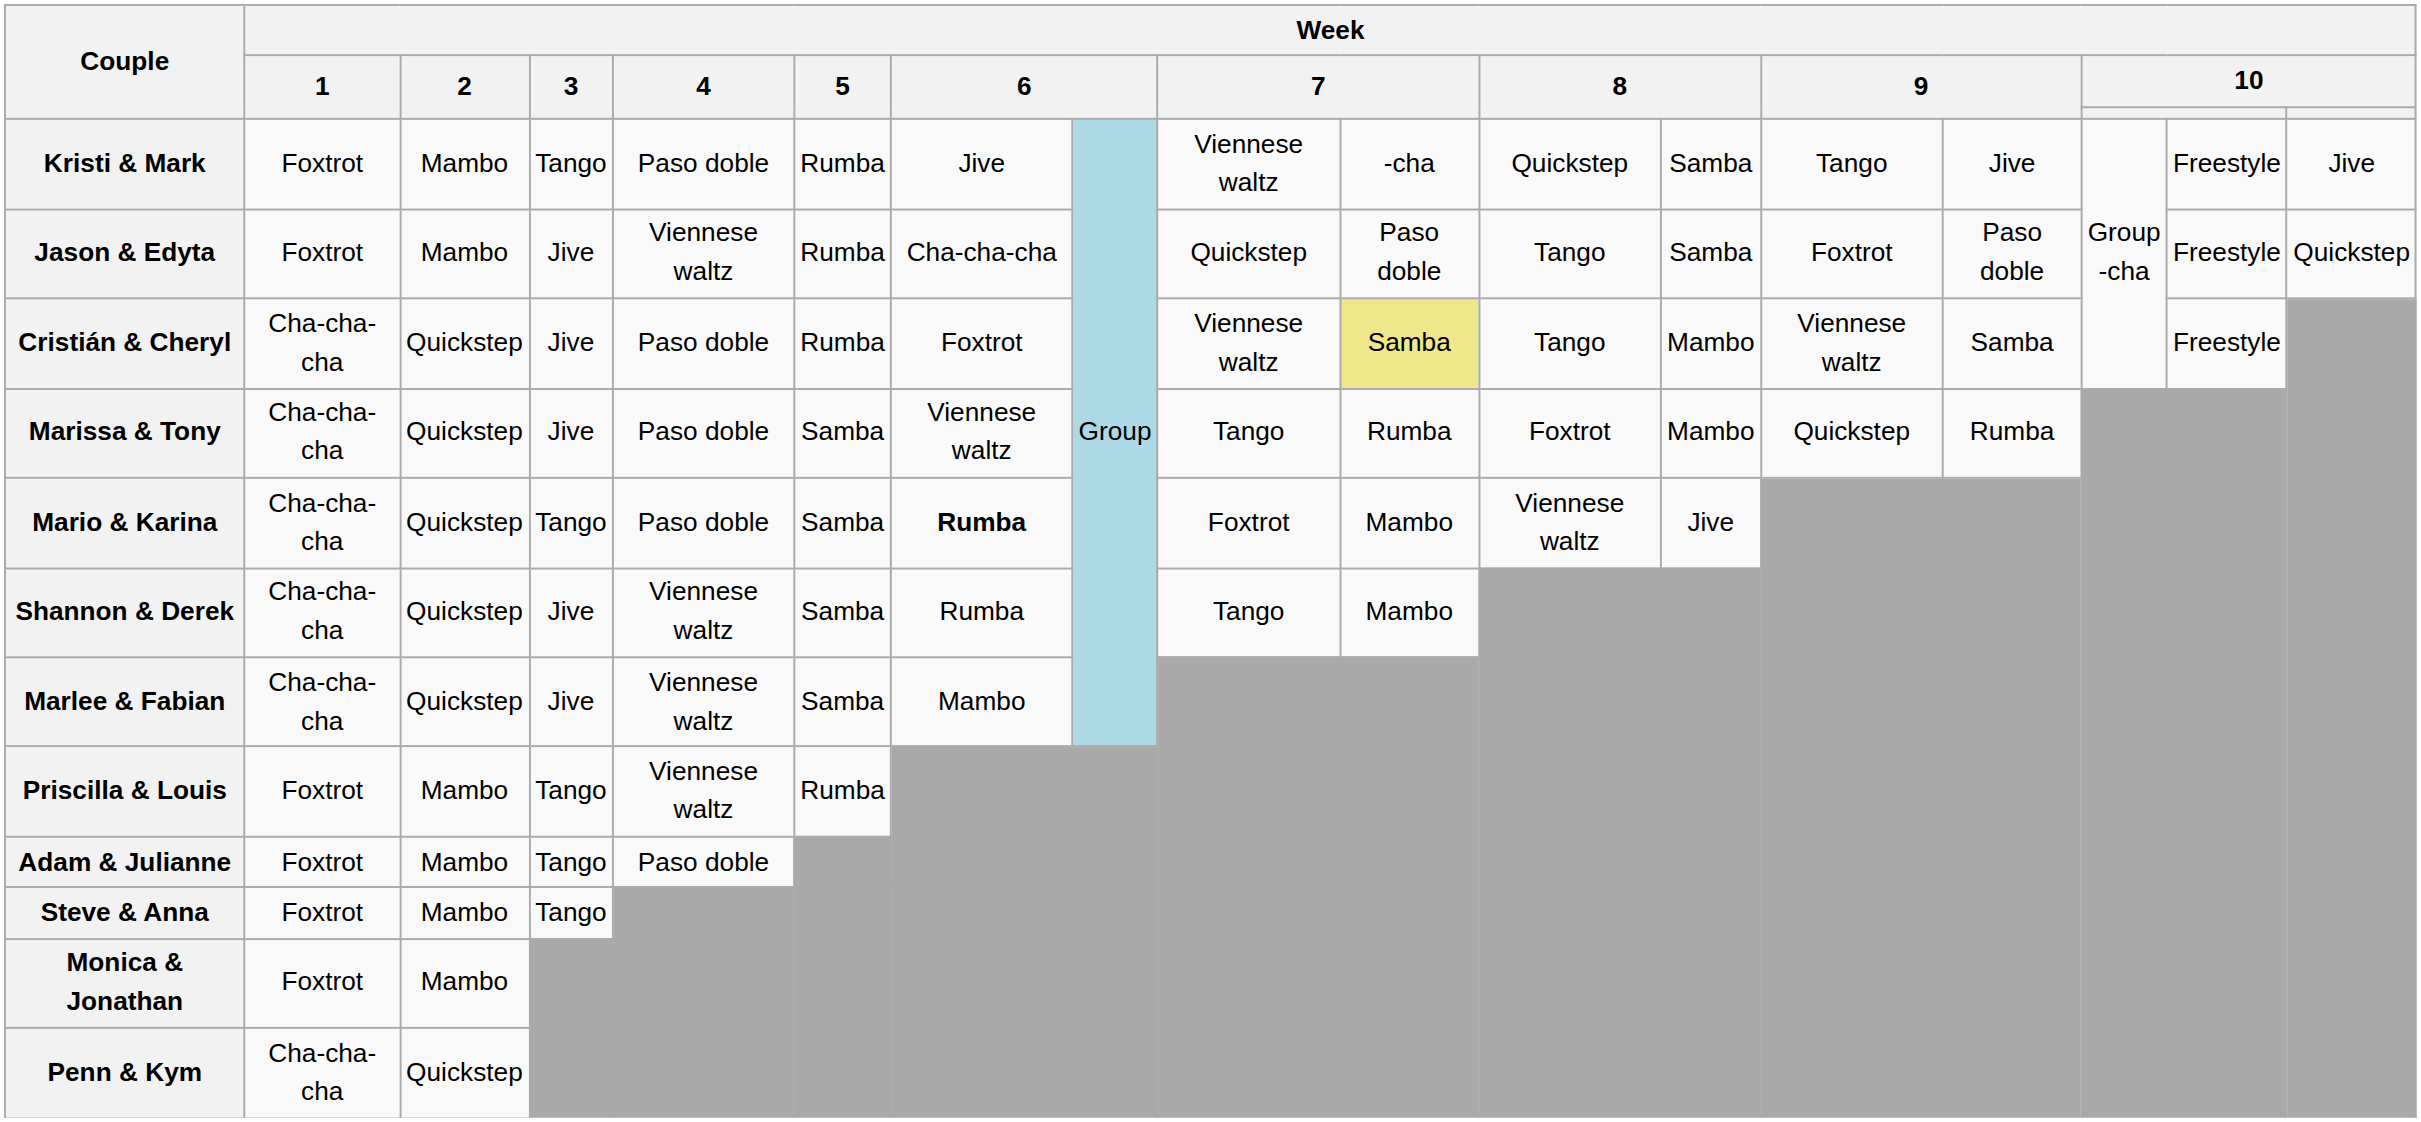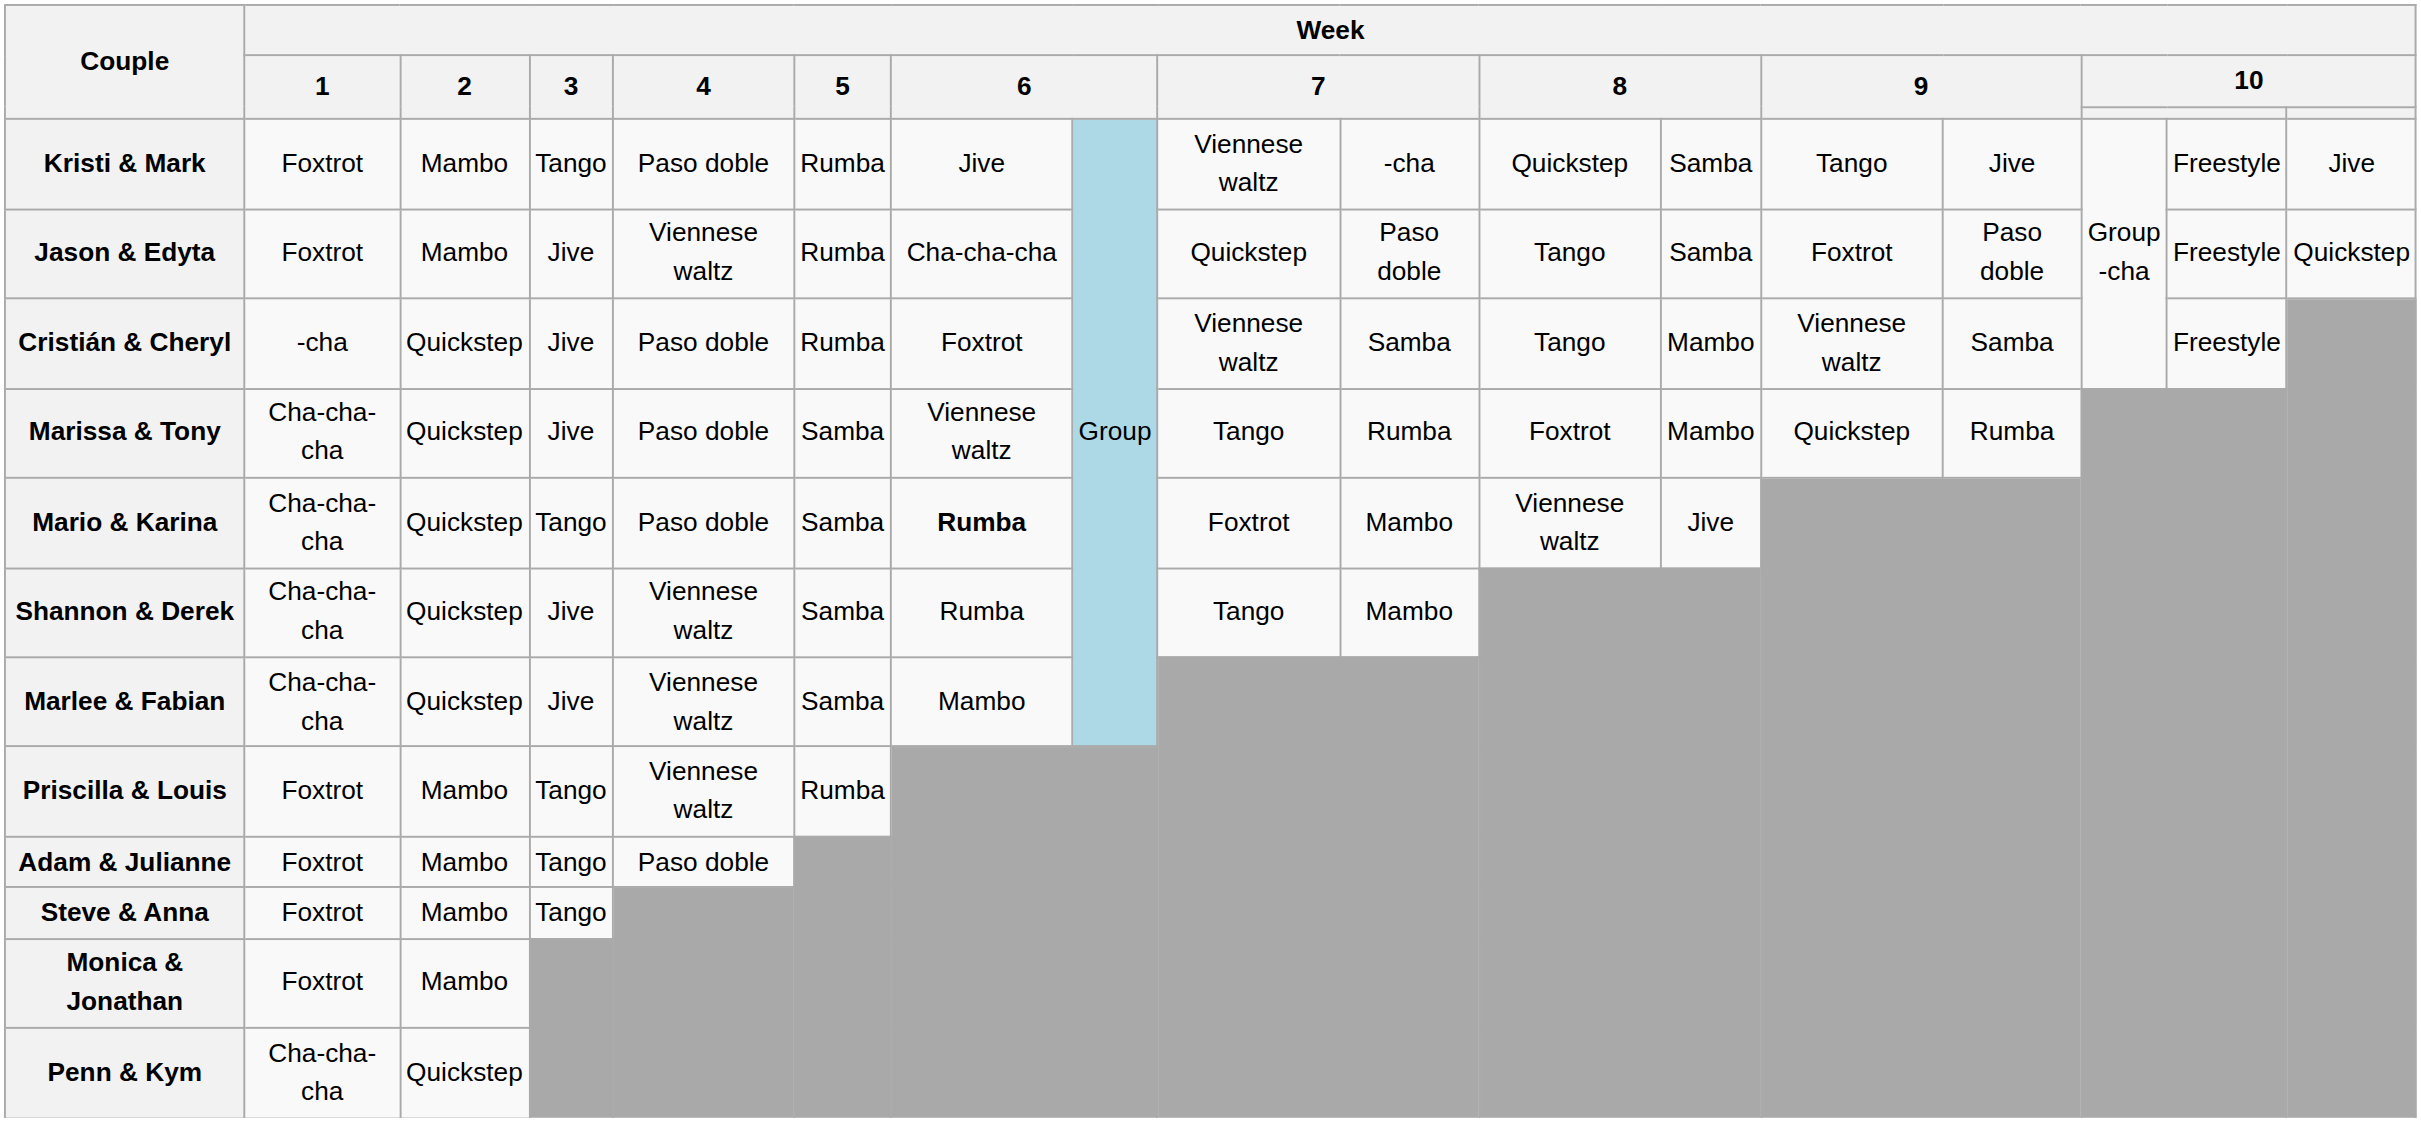(322, 342) Cha-cha-cha -> (322, 342) -cha
(1409, 342) khaki background -> (1409, 342) no background
